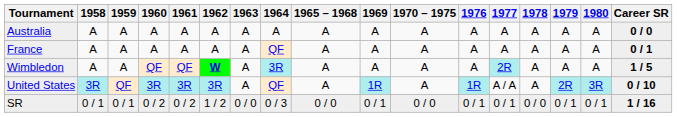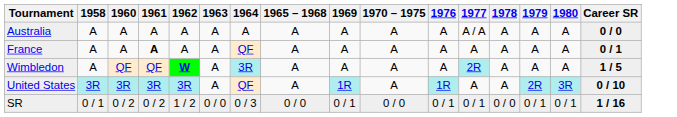- column: (124, 13)
(504, 31) A -> (474, 31) A / A
(185, 49) normal -> (154, 49) bold
(504, 85) A / A -> (474, 85) A
